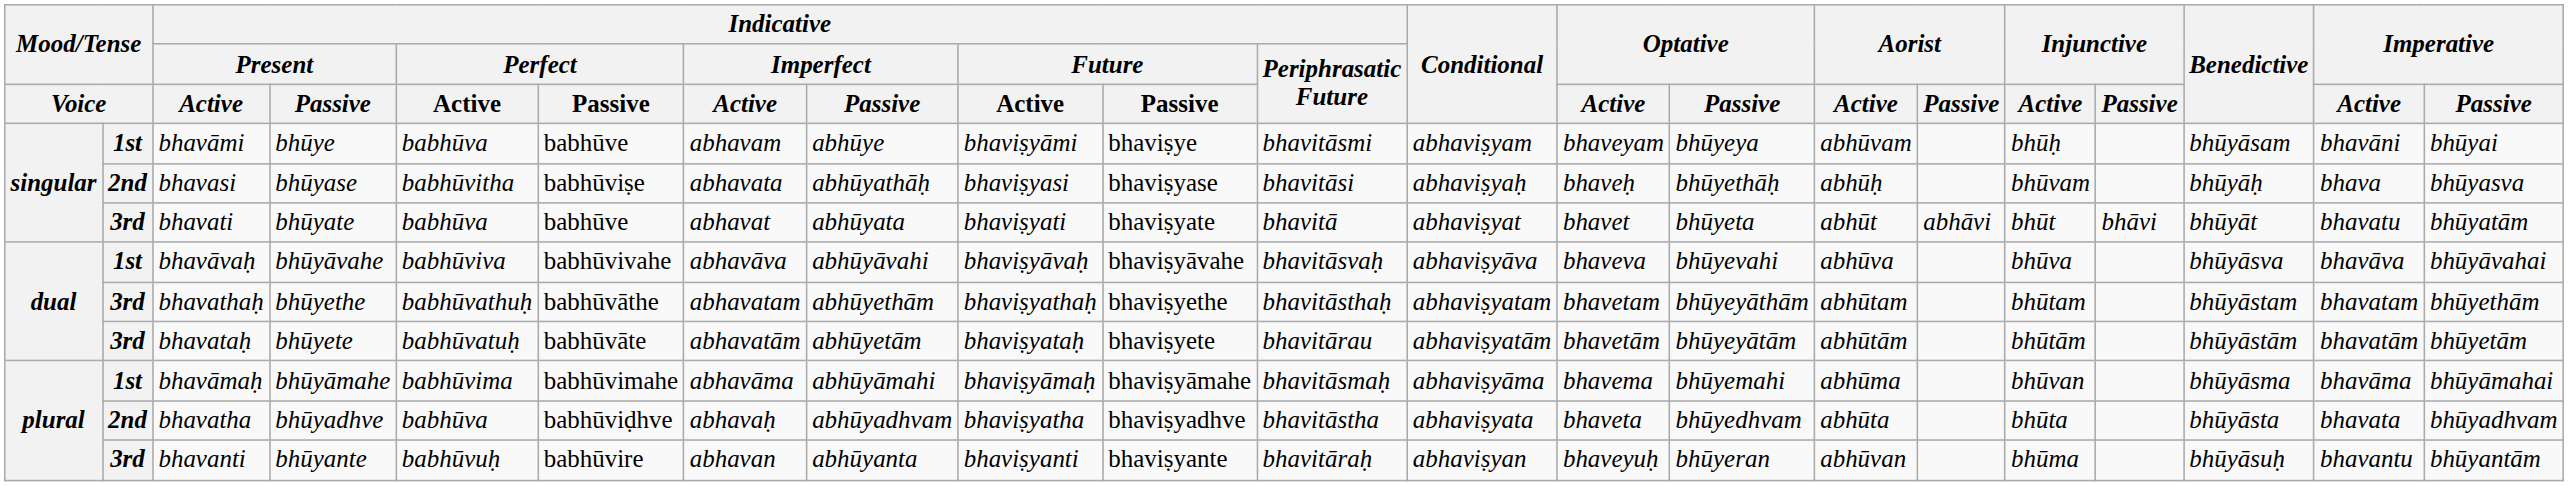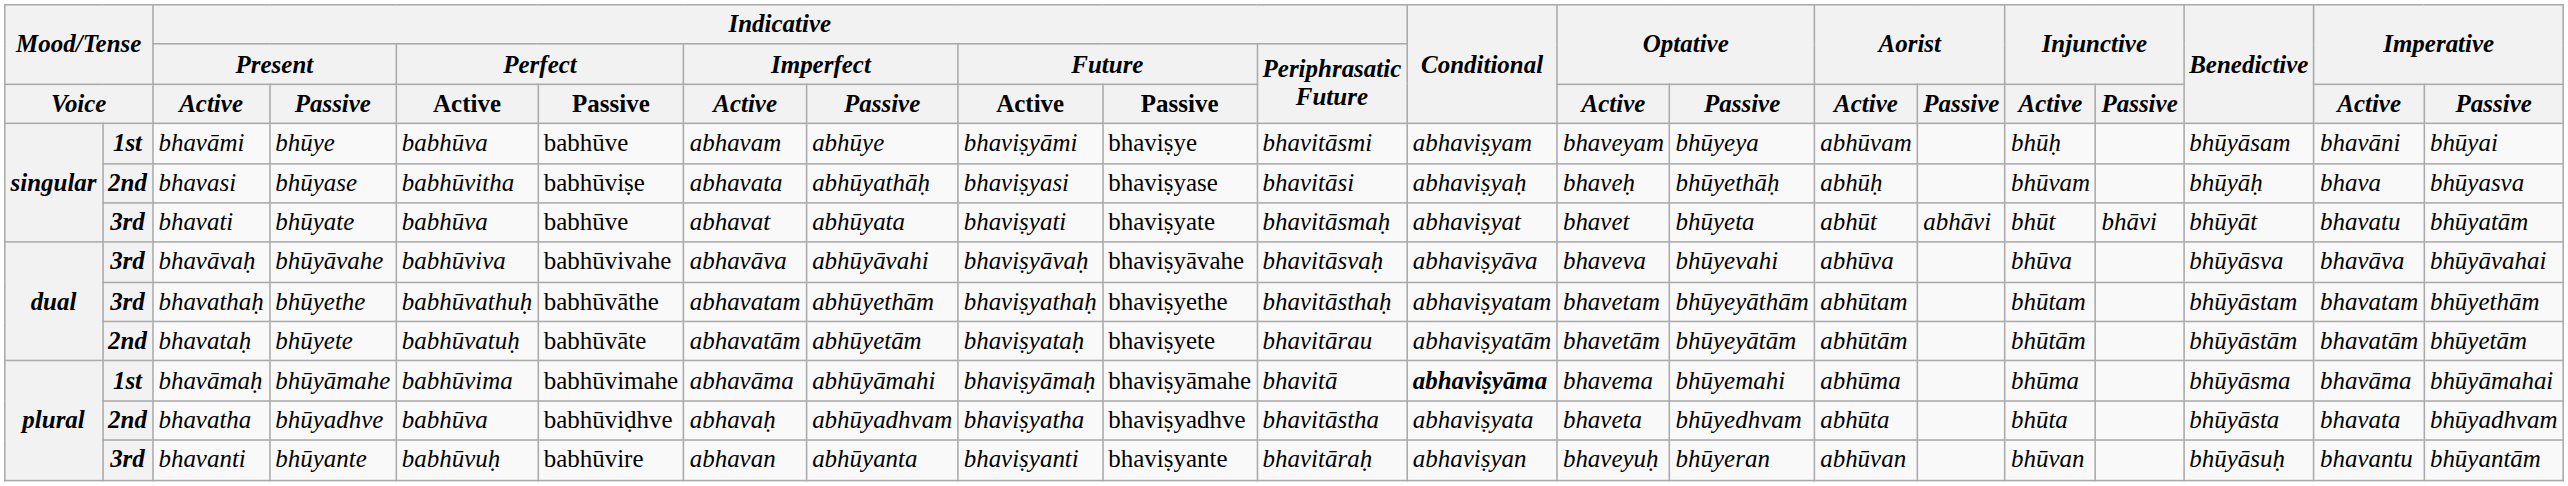(1300, 222) bhavitā -> (1326, 222) bhavitāsmaḥ
(127, 261) 1st -> (127, 261) 3rd
(127, 340) 3rd -> (127, 340) 2nd
(1326, 380) bhavitāsmaḥ -> (1300, 380) bhavitā
(1479, 380) normal -> (1480, 380) bold
(2048, 380) bhūvan -> (2045, 380) bhūma
(2045, 459) bhūma -> (2048, 459) bhūvan
